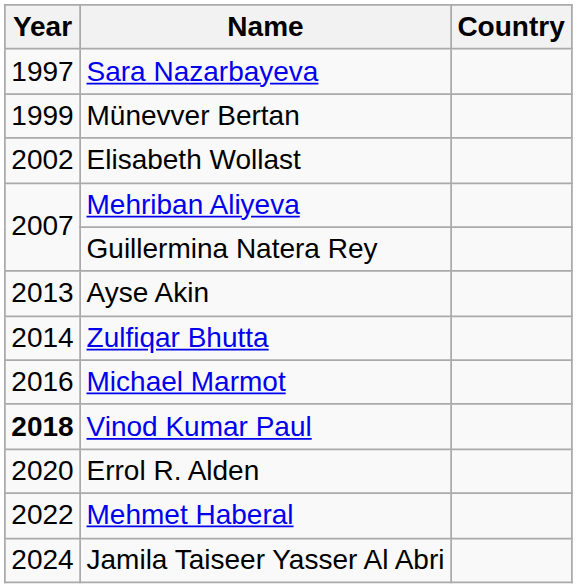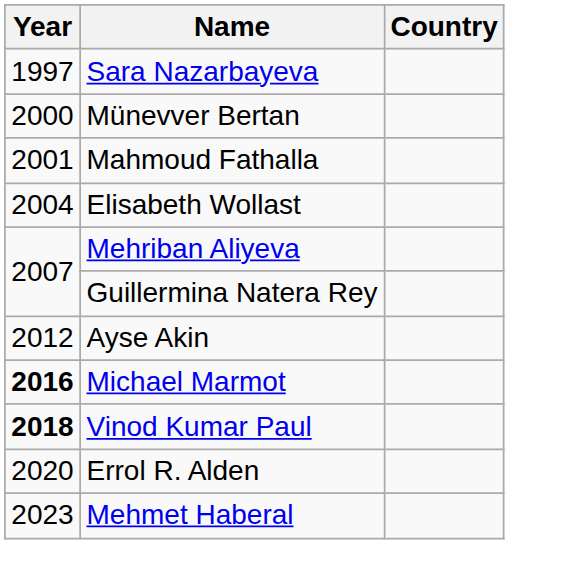(42, 115) 1999 -> (42, 115) 2000
+ row: (202, 159)
(42, 159) 2002 -> (42, 204) 2004
(42, 293) 2013 -> (42, 337) 2012
- row: (178, 337)
(42, 381) normal -> (42, 381) bold
(42, 515) 2022 -> (42, 515) 2023
- row: (266, 559)
